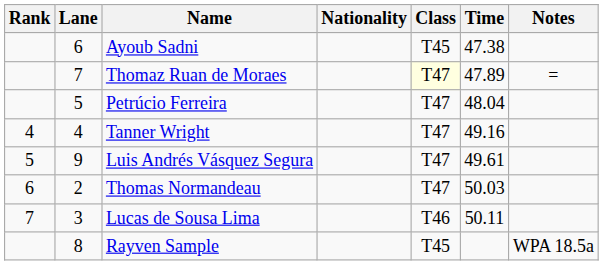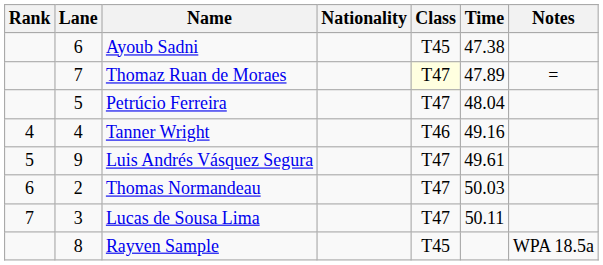(436, 132) T47 -> (436, 132) T46
(436, 217) T46 -> (436, 217) T47
